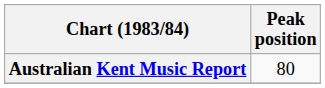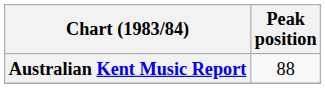(286, 68) 80 -> (286, 68) 88
